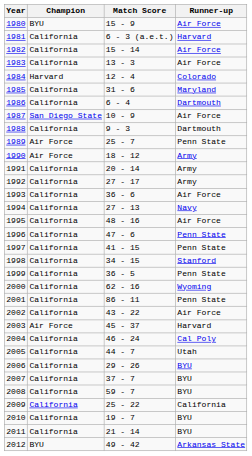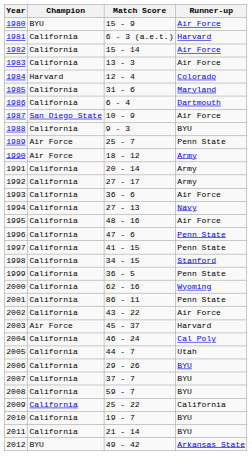(199, 129) Dartmouth -> (185, 129) BYU
